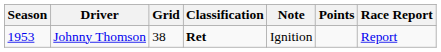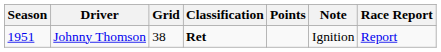columns swapped: (337, 15) <-> (291, 15)
(21, 36) 1953 -> (21, 36) 1951
